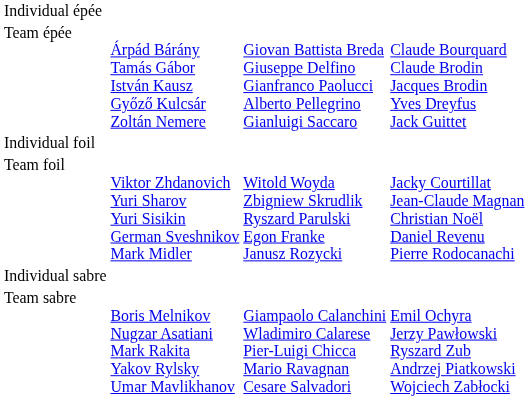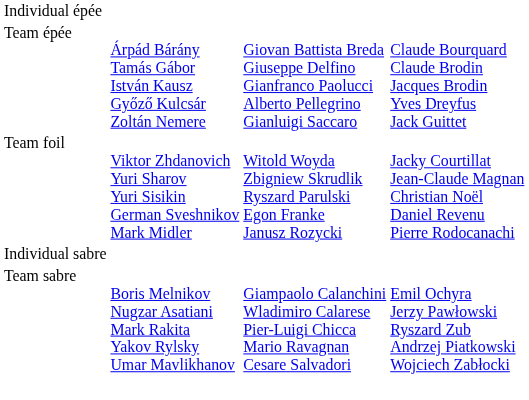- row: (50, 143)
